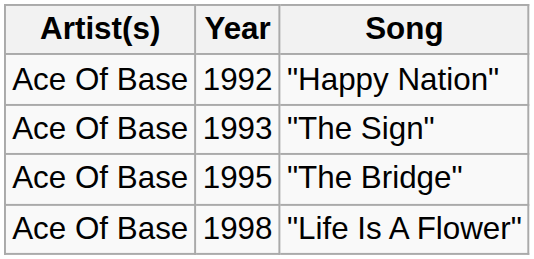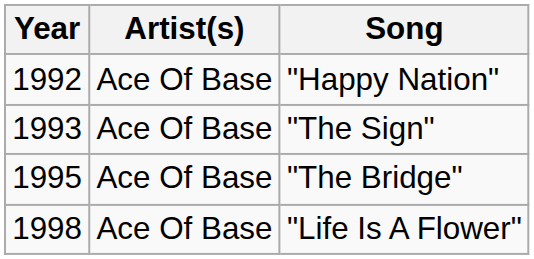columns swapped: (238, 29) <-> (100, 29)
